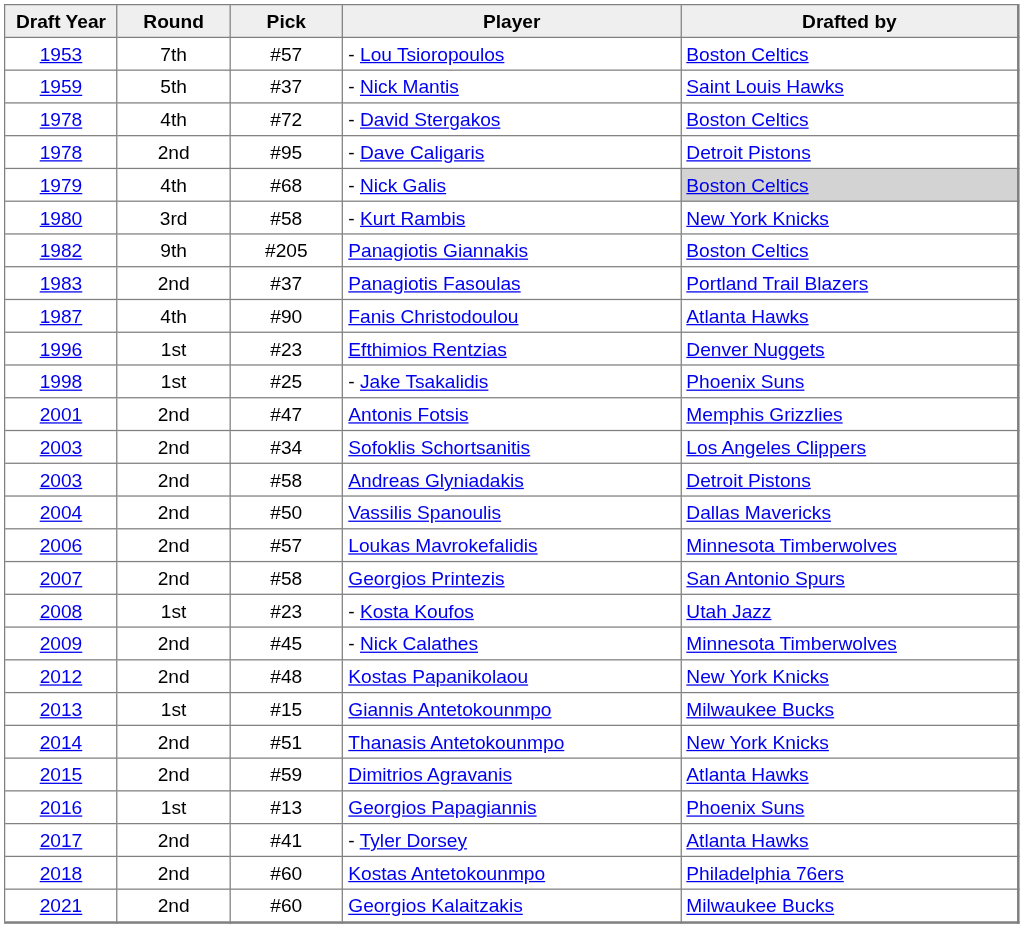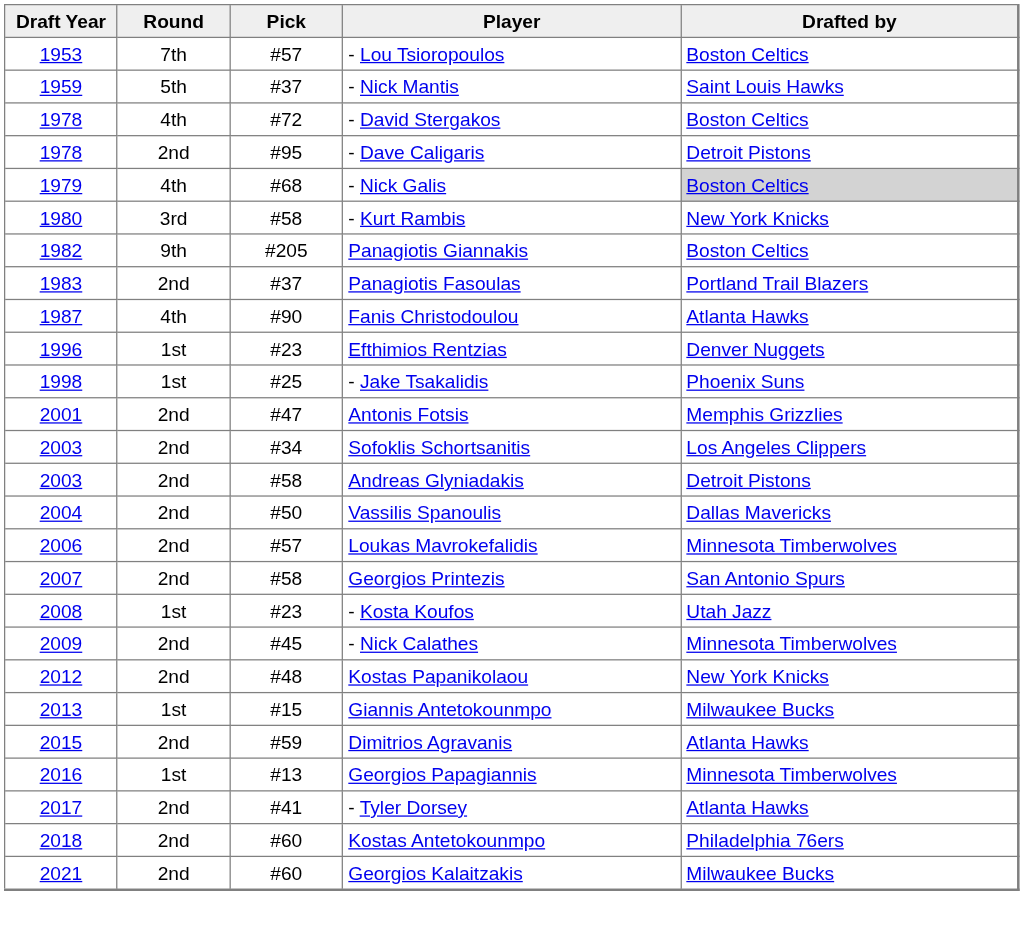- row: (456, 742)
(745, 807) Phoenix Suns -> (792, 774) Minnesota Timberwolves
